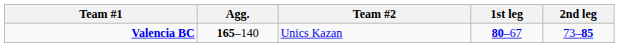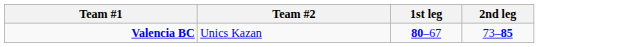- column: (238, 14)
